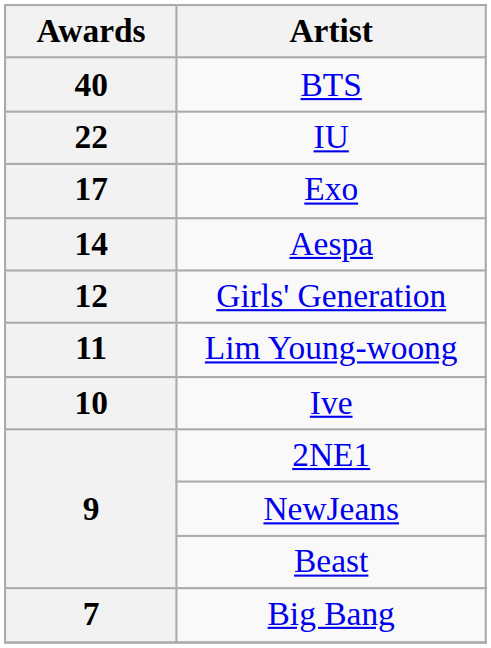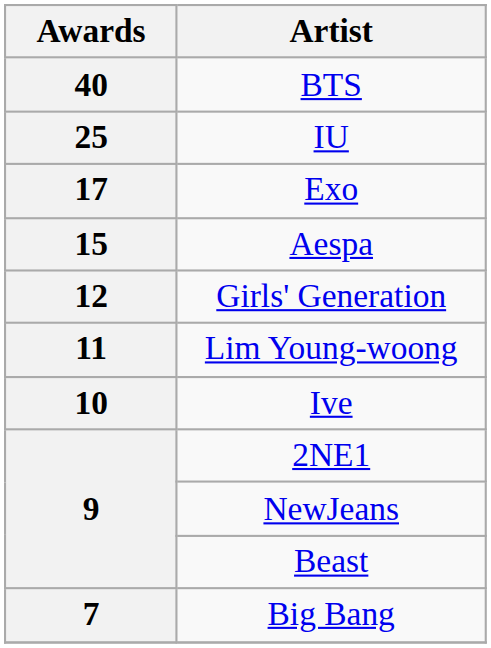(91, 137) 22 -> (91, 137) 25
(91, 243) 14 -> (91, 243) 15
